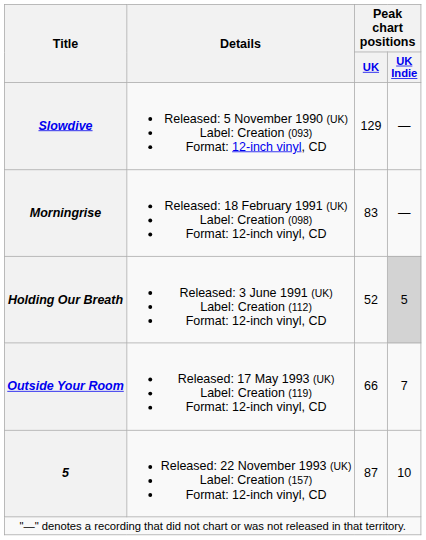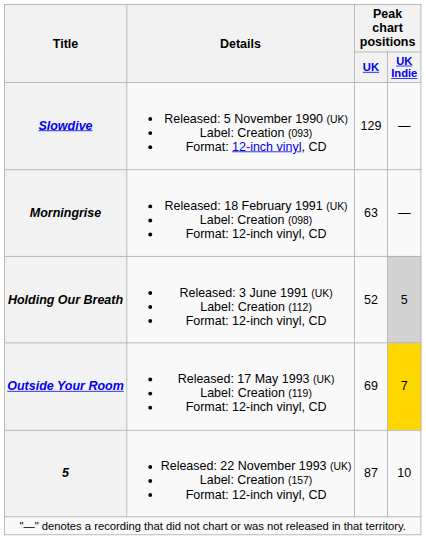(371, 212) 83 -> (371, 212) 63
(371, 386) 66 -> (371, 386) 69
(404, 386) no background -> (404, 386) gold background
